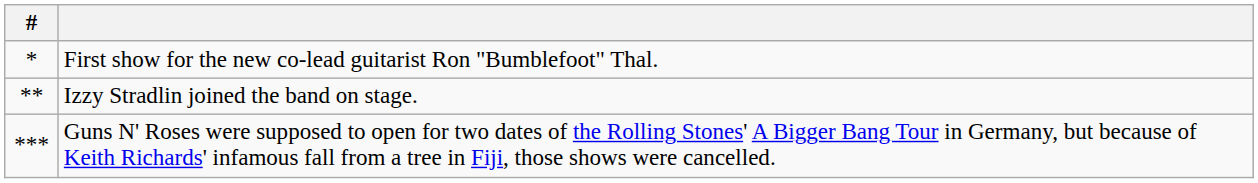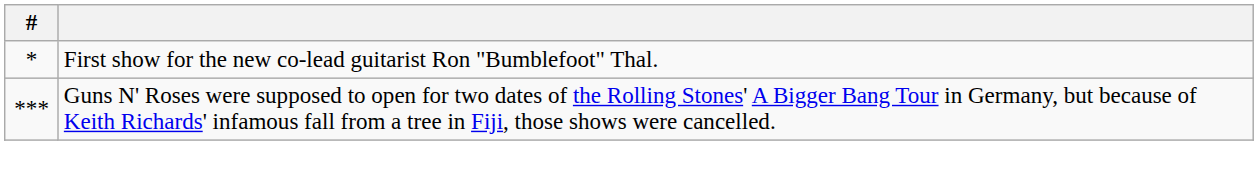- row: (241, 95)
